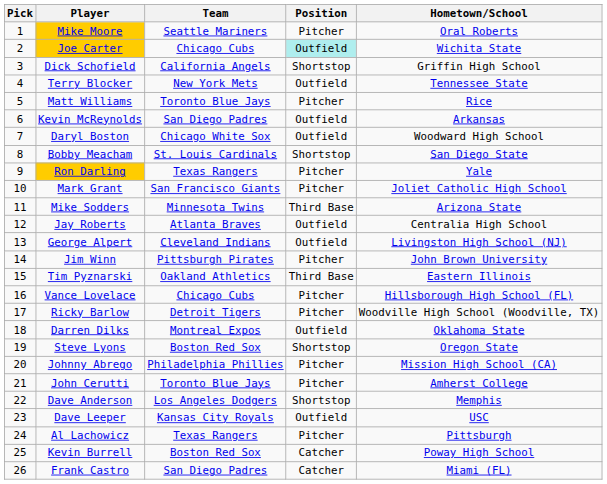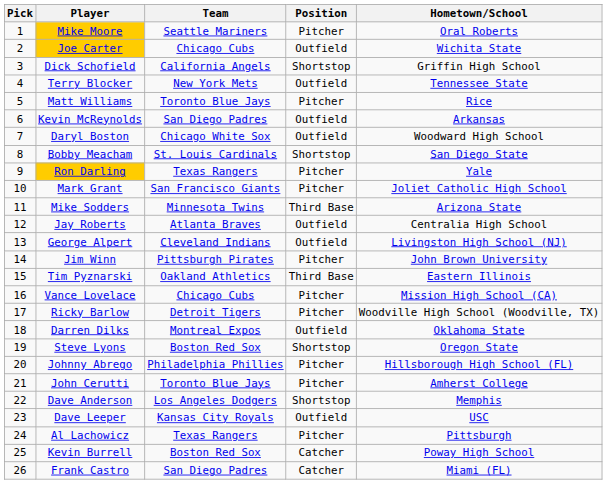(321, 48) paleturquoise background -> (321, 48) no background
(479, 295) Hillsborough High School (FL) -> (479, 295) Mission High School (CA)
(479, 365) Mission High School (CA) -> (479, 365) Hillsborough High School (FL)
